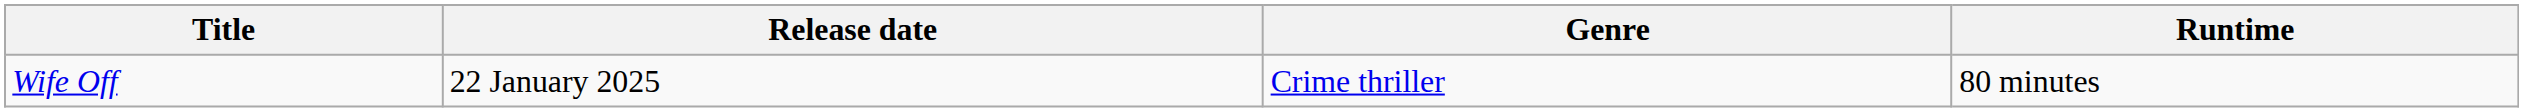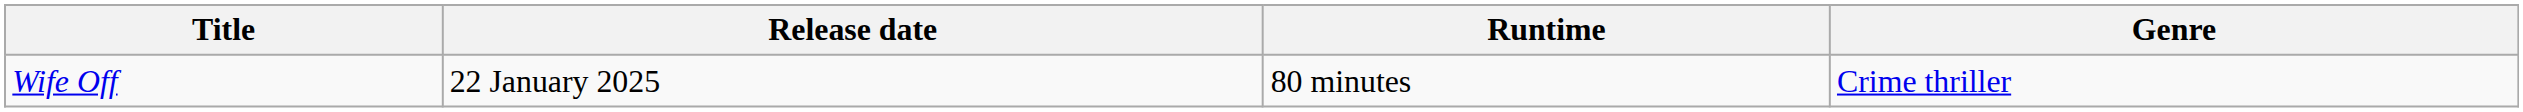columns swapped: (1608, 29) <-> (2235, 29)
